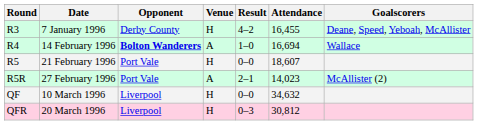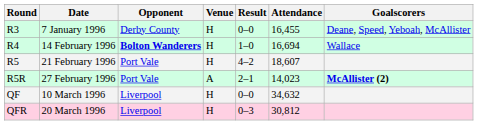(246, 29) 4–2 -> (246, 29) 0–0
(210, 45) A -> (210, 45) H
(246, 62) 0–0 -> (246, 62) 4–2
(357, 78) normal -> (358, 78) bold
